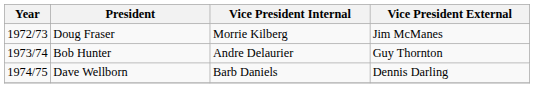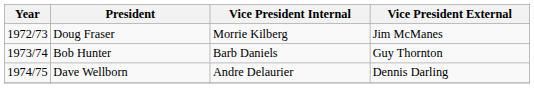(253, 53) Andre Delaurier -> (245, 53) Barb Daniels
(245, 72) Barb Daniels -> (253, 72) Andre Delaurier
